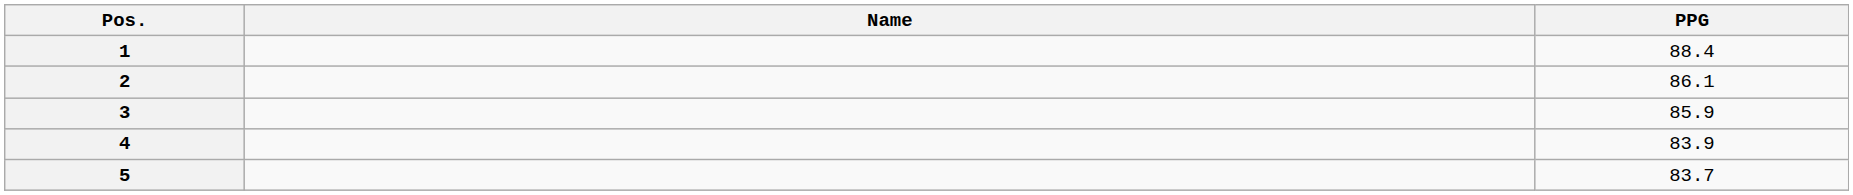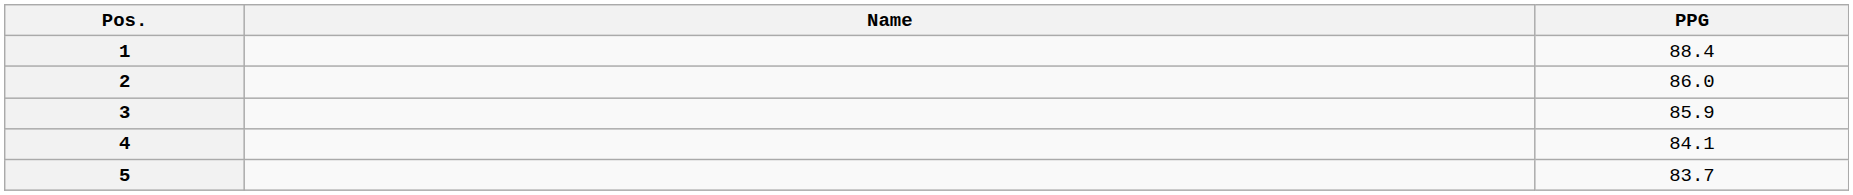(1692, 82) 86.1 -> (1692, 82) 86.0
(1692, 144) 83.9 -> (1692, 144) 84.1
